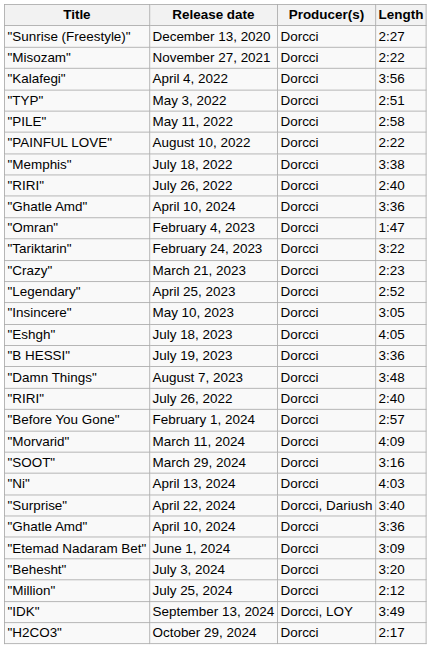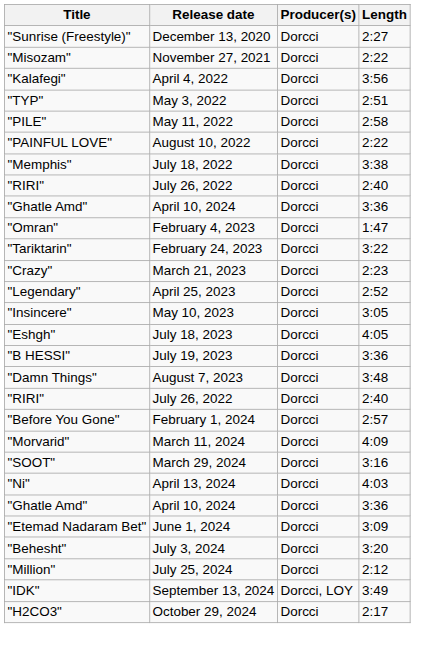- row: (37, 505)
